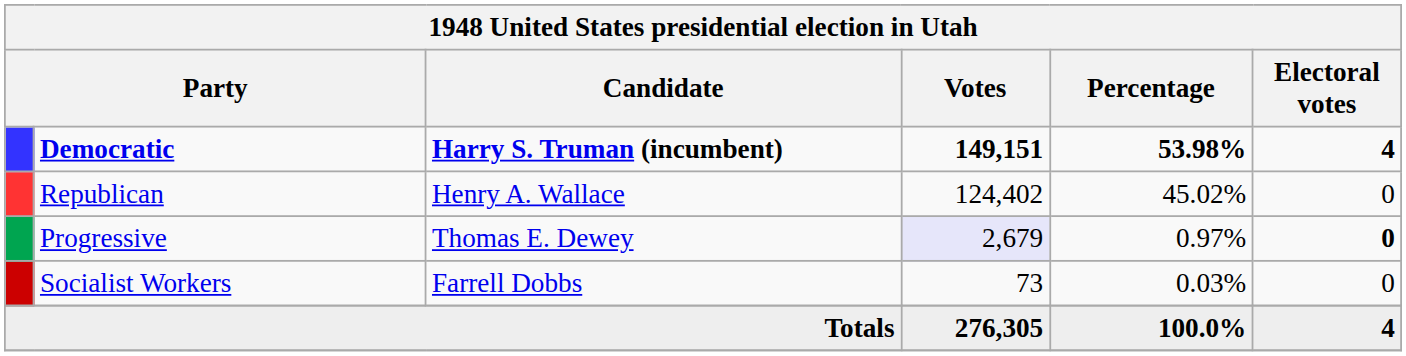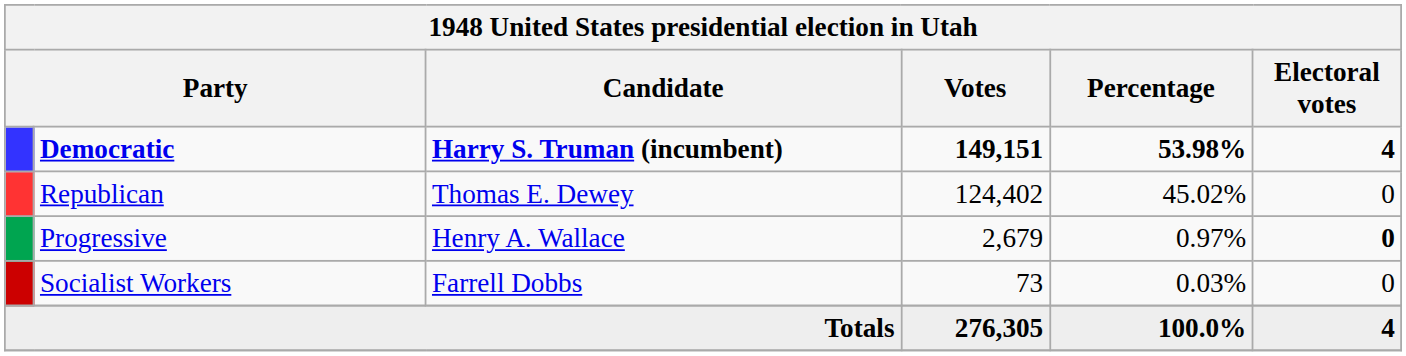(528, 193) Henry A. Wallace -> (533, 193) Thomas E. Dewey
(533, 238) Thomas E. Dewey -> (528, 238) Henry A. Wallace
(1013, 238) lavender background -> (1013, 238) no background
